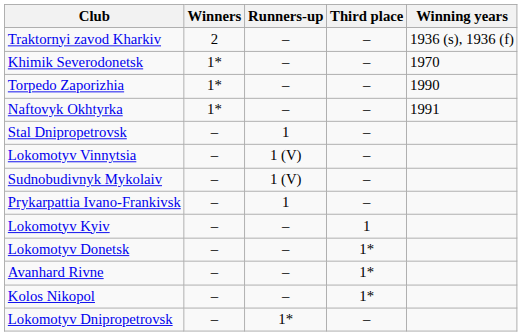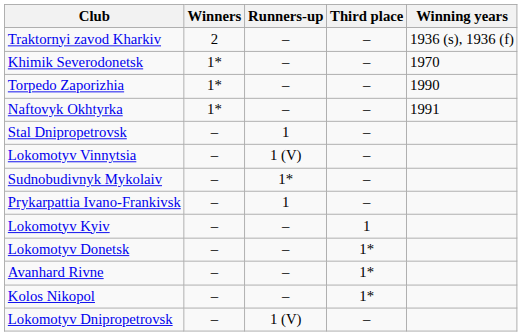(286, 179) 1 (V) -> (286, 179) 1*
(286, 319) 1* -> (286, 319) 1 (V)
